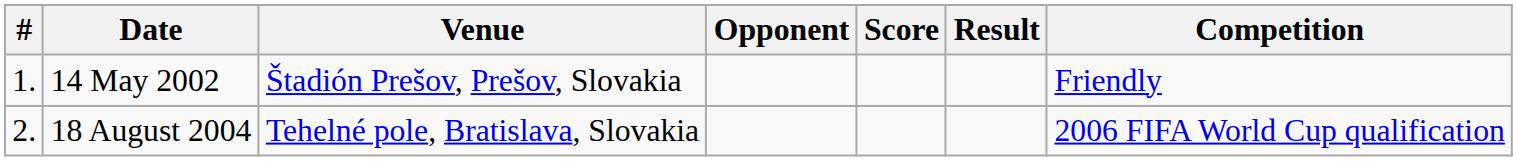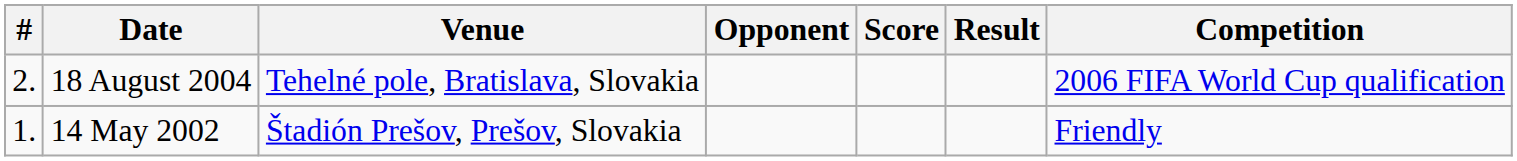rows swapped: (135, 79) <-> (151, 130)
